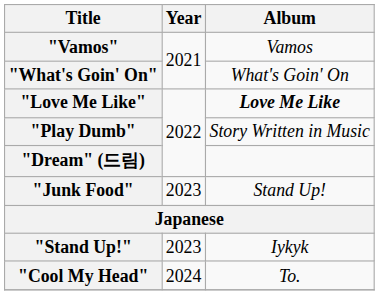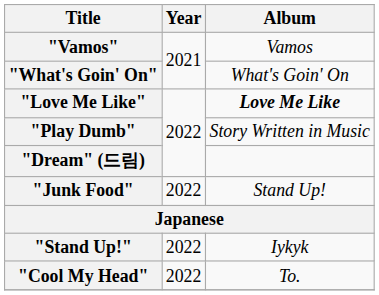(184, 190) 2023 -> (184, 190) 2022
(184, 247) 2023 -> (184, 247) 2022
(184, 275) 2024 -> (184, 275) 2022
